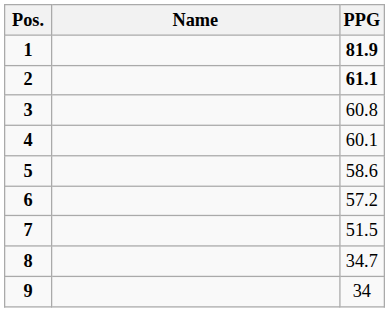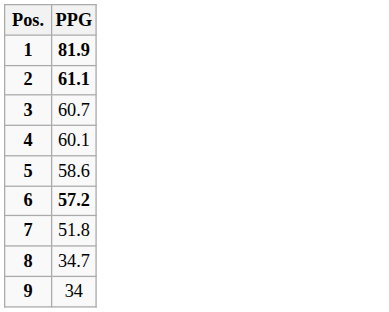- column: (195, 19)
(362, 110) 60.8 -> (74, 110) 60.7
(362, 200) normal -> (74, 200) bold
(362, 231) 51.5 -> (74, 231) 51.8
